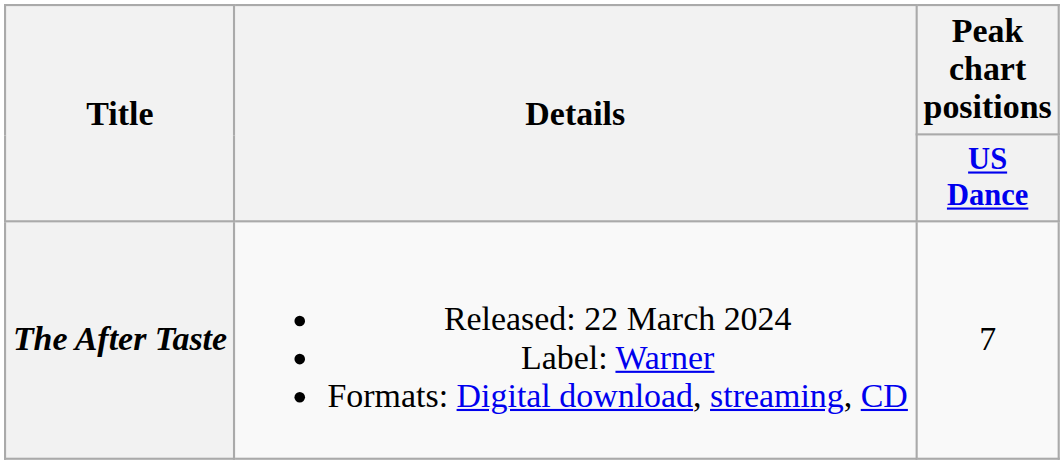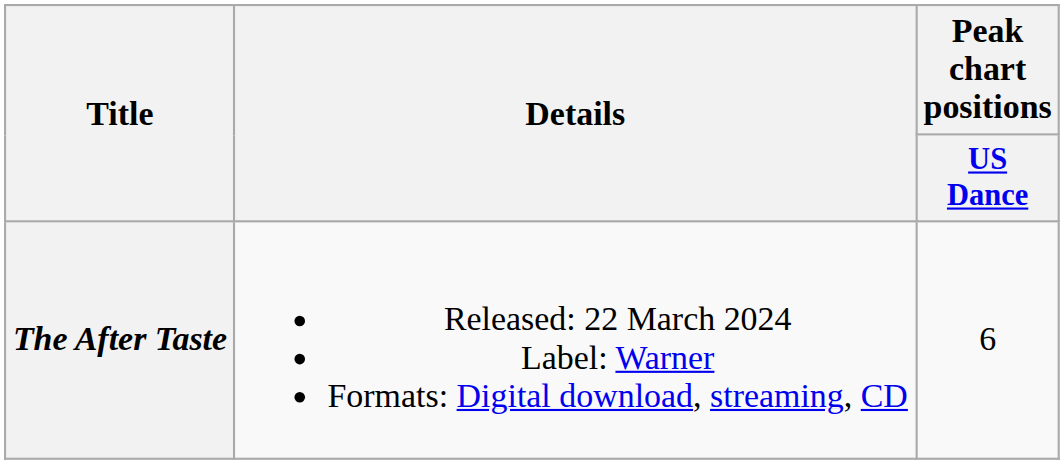(988, 339) 7 -> (988, 339) 6
